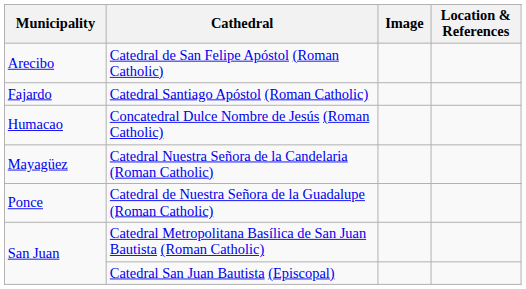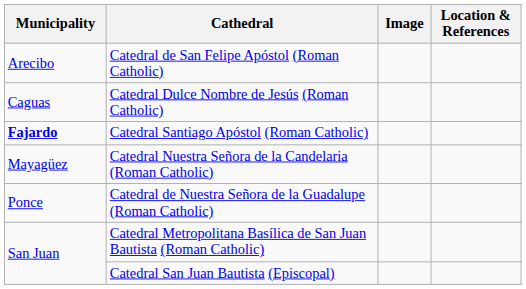+ row: (229, 102)
(30, 93) normal -> (33, 133) bold
- row: (240, 124)
